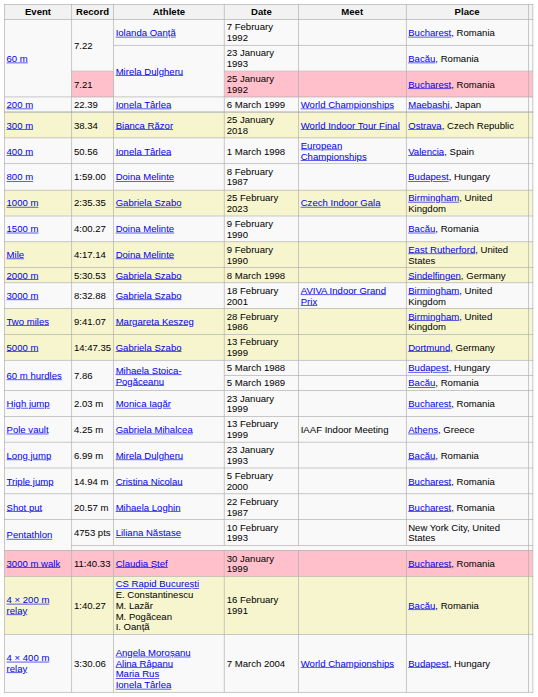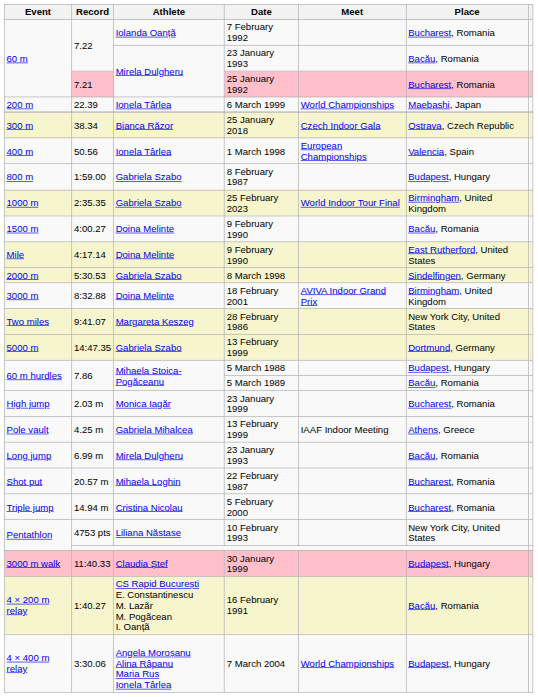(350, 125) World Indoor Tour Final -> (341, 125) Czech Indoor Gala
(145, 177) Doina Melinte -> (149, 177) Gabriela Szabo
(341, 203) Czech Indoor Gala -> (350, 203) World Indoor Tour Final
(149, 296) Gabriela Szabo -> (145, 296) Doina Melinte
(450, 322) Birmingham, United Kingdom -> (454, 322) New York City, United States
rows swapped: (91, 481) <-> (91, 507)
(452, 563) Bucharest, Romania -> (449, 563) Budapest, Hungary
